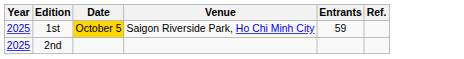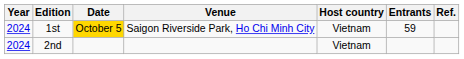+ column: (352, 12)
(19, 29) 2025 -> (19, 29) 2024
(19, 45) 2025 -> (19, 45) 2024
